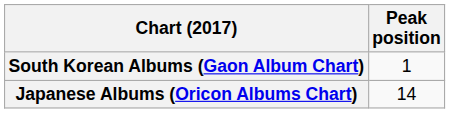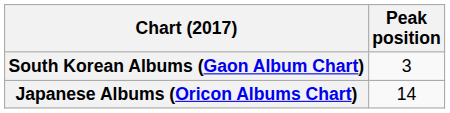(407, 66) 1 -> (407, 66) 3
